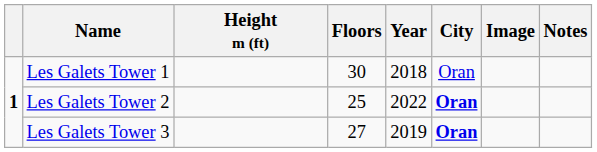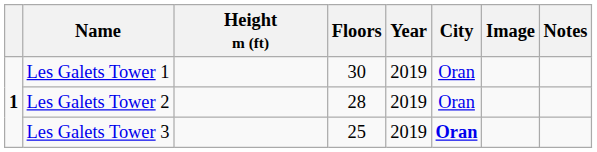(409, 71) 2018 -> (409, 71) 2019
(357, 102) 25 -> (357, 102) 28
(409, 102) 2022 -> (409, 102) 2019
(457, 102) bold -> (457, 102) normal
(357, 132) 27 -> (357, 132) 25
